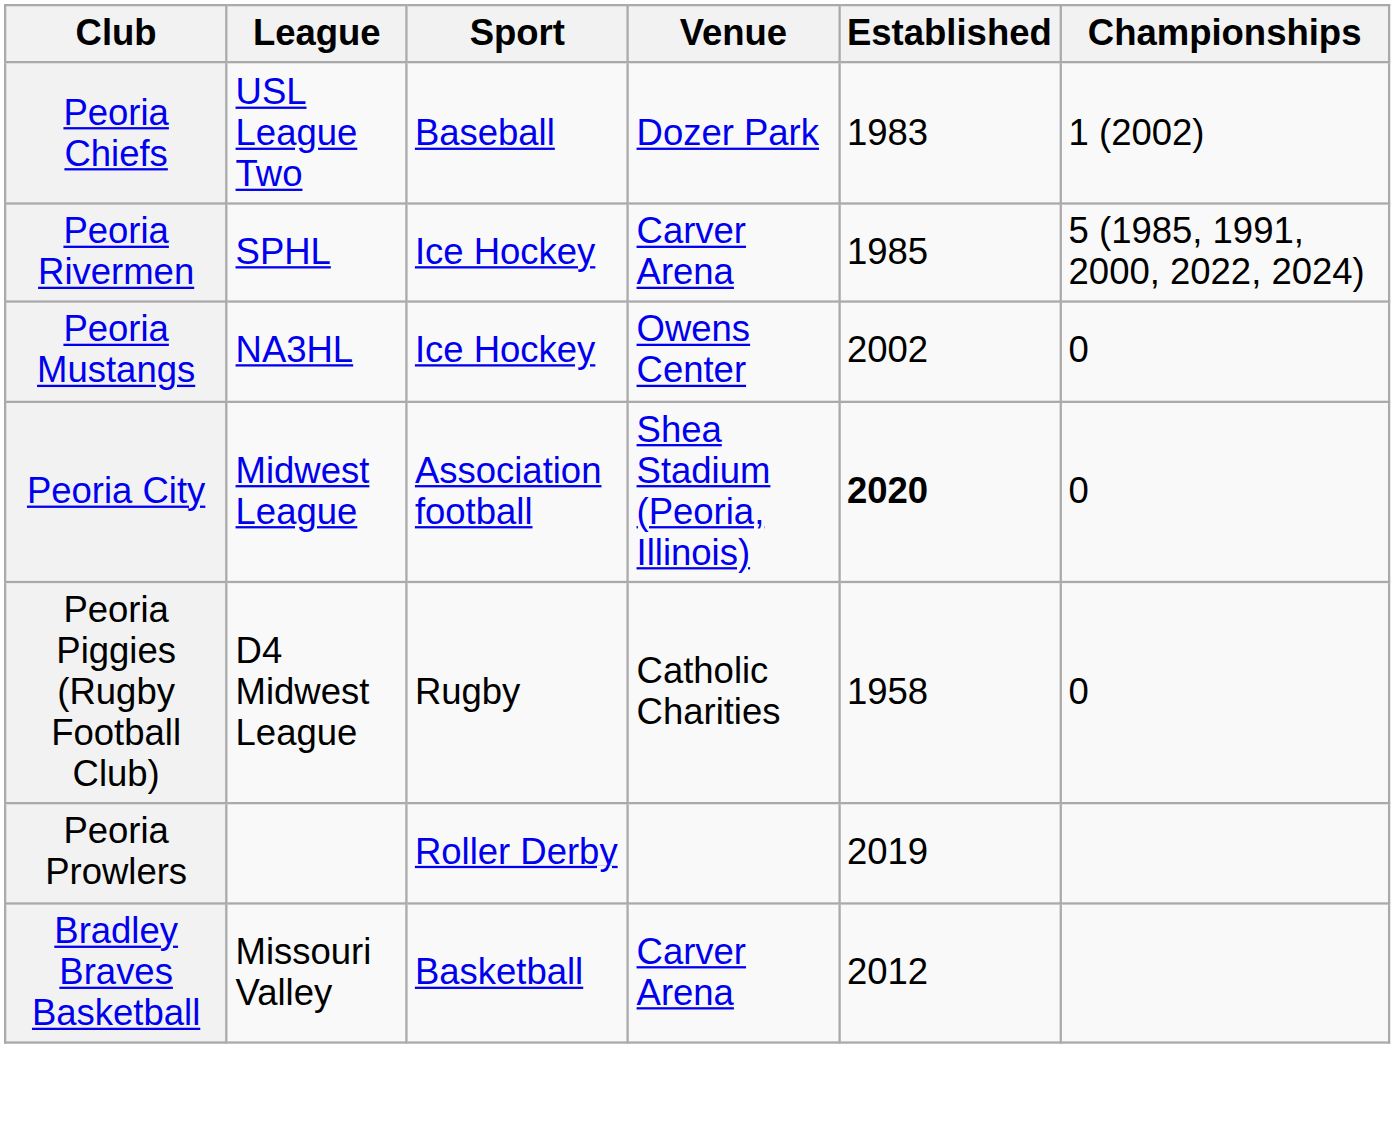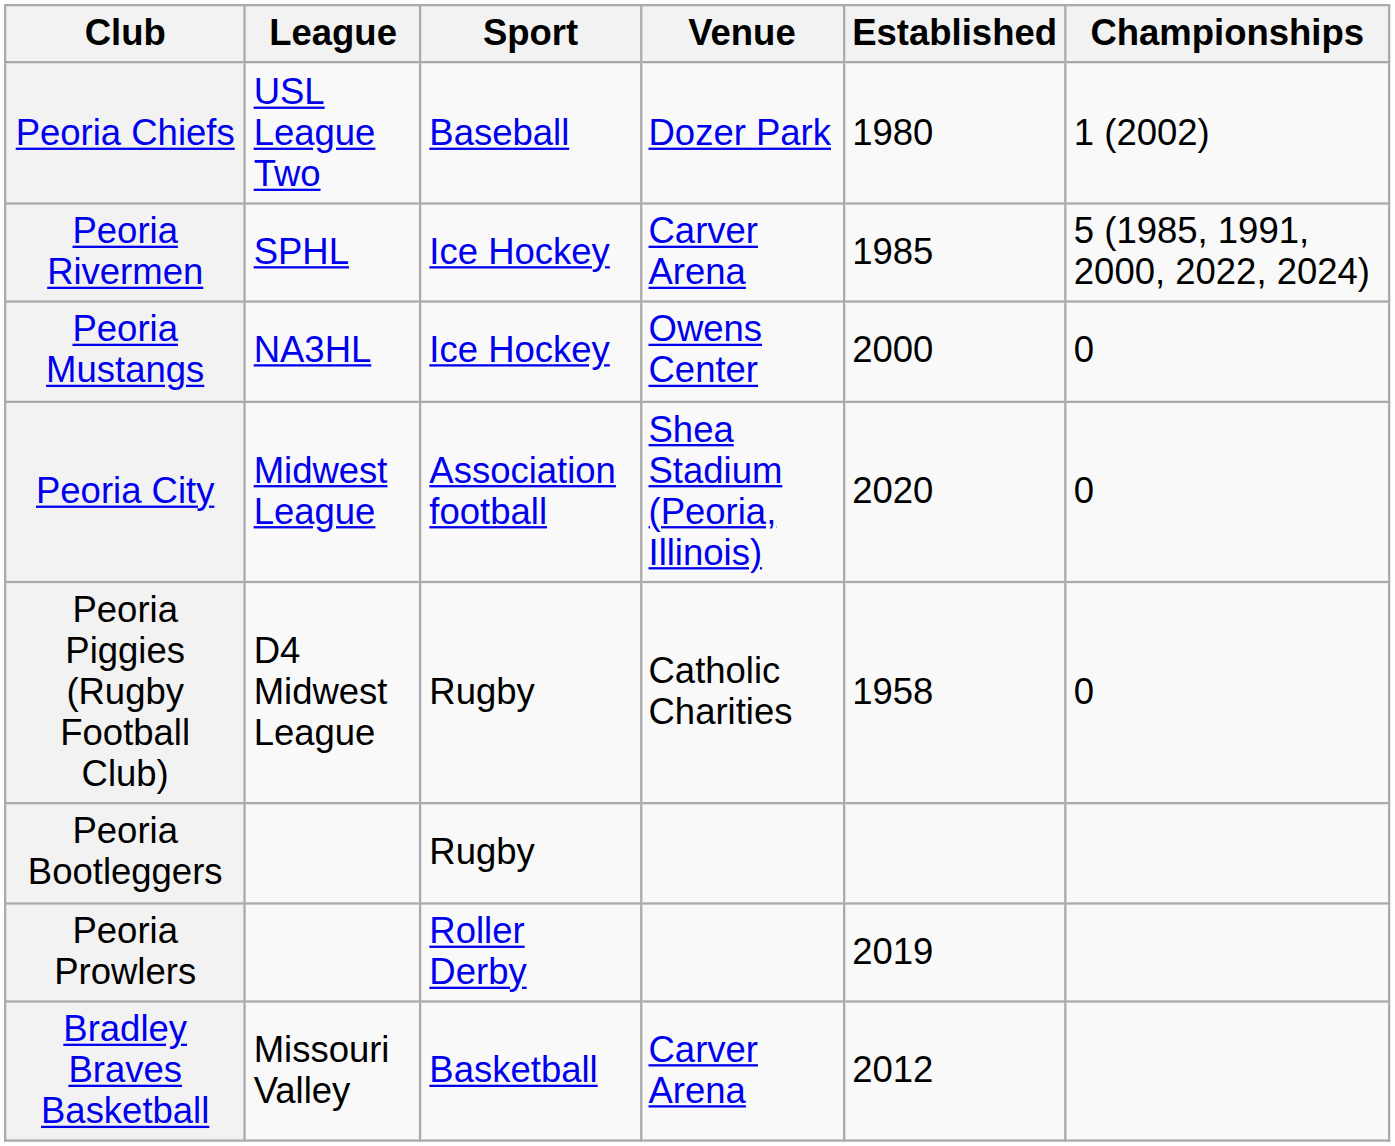(888, 132) 1983 -> (893, 132) 1980
(888, 350) 2002 -> (893, 350) 2000
(888, 490) bold -> (893, 490) normal
+ row: (125, 852)
